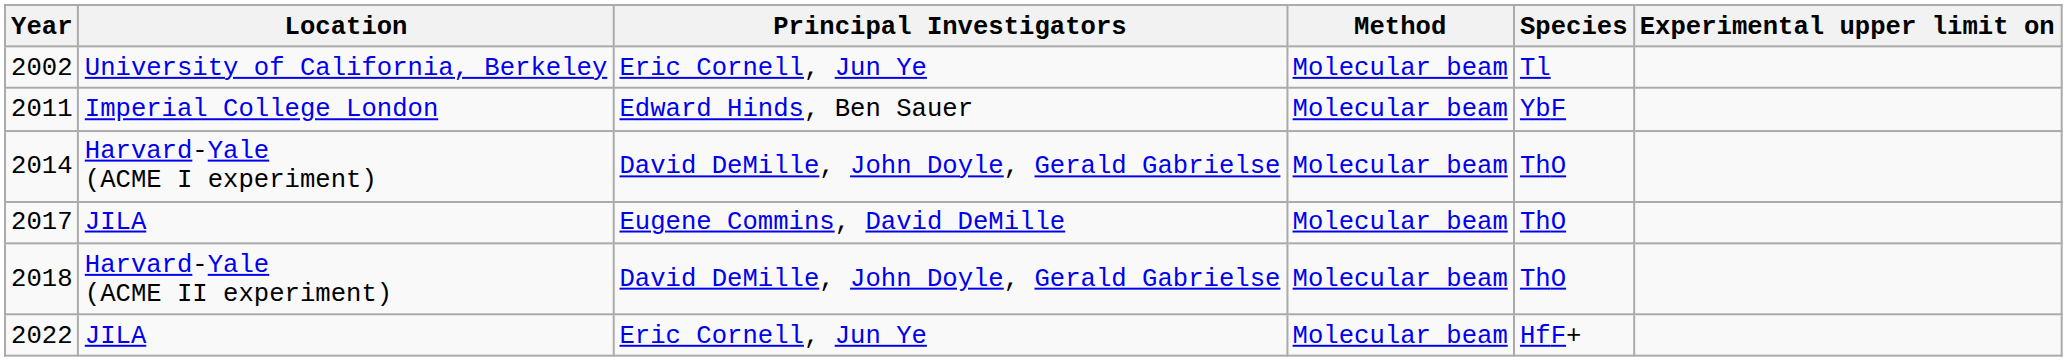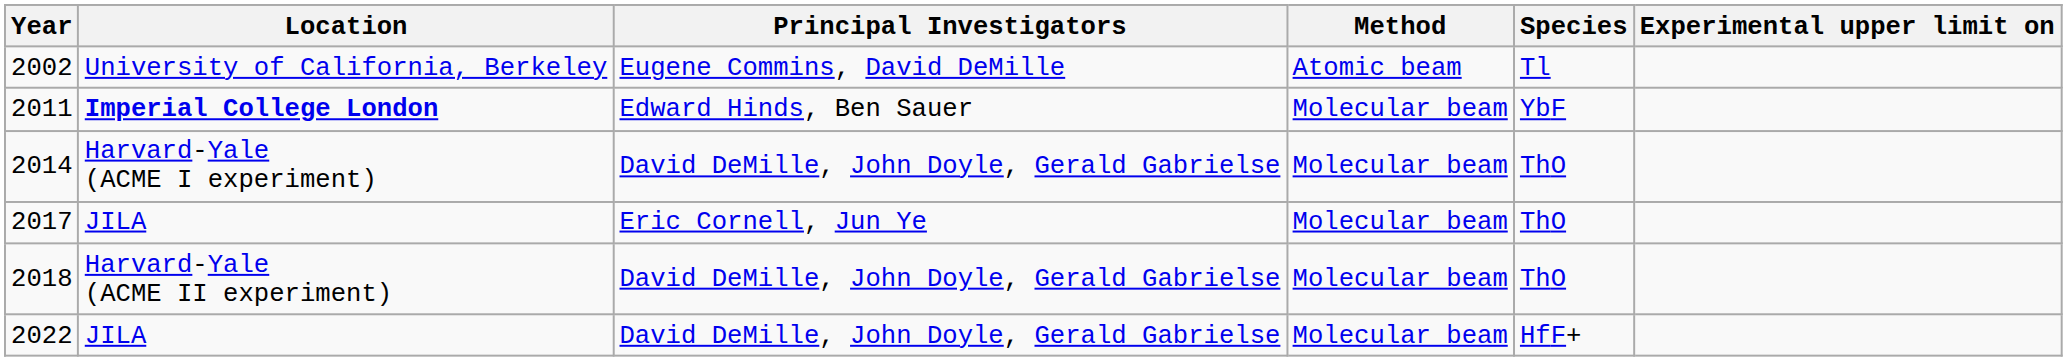(773, 68) Eric Cornell, Jun Ye -> (842, 68) Eugene Commins, David DeMille
(1400, 68) Molecular beam -> (1377, 68) Atomic beam
(262, 109) normal -> (262, 109) bold
(842, 222) Eugene Commins, David DeMille -> (773, 222) Eric Cornell, Jun Ye
(773, 335) Eric Cornell, Jun Ye -> (950, 335) David DeMille, John Doyle, Gerald Gabrielse
